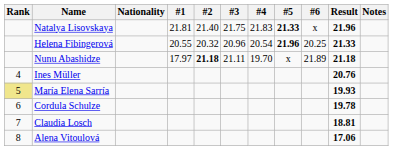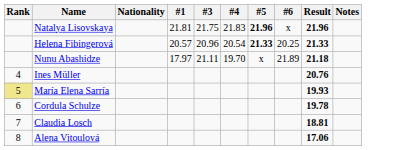- column: (207, 12)
(288, 28) 21.33 -> (261, 28) 21.96
(181, 43) 20.55 -> (181, 43) 20.57
(288, 43) 21.96 -> (261, 43) 21.33
